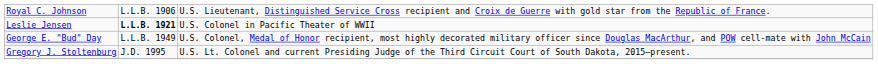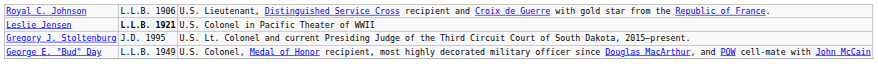rows swapped: (54, 38) <-> (61, 52)
